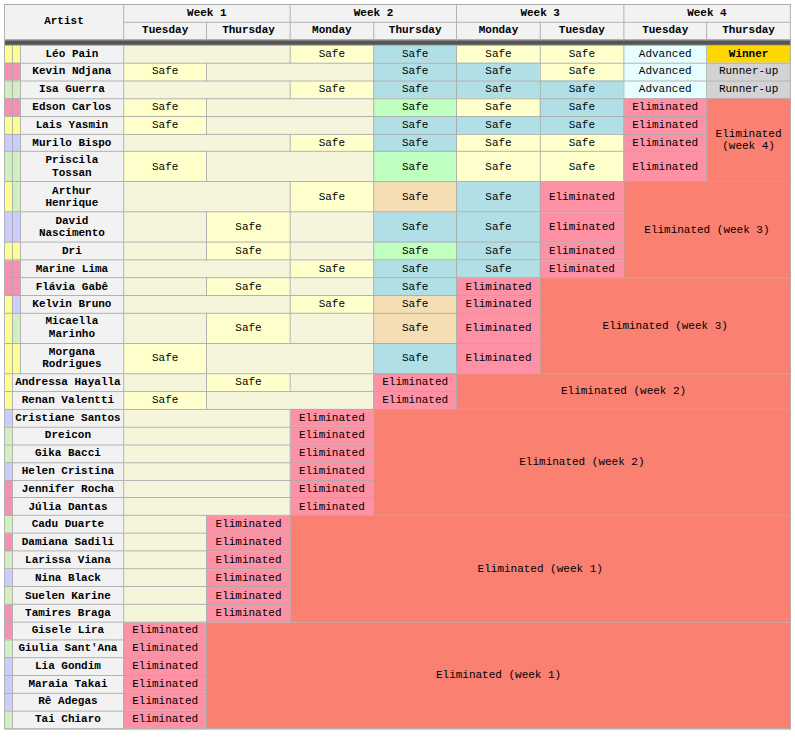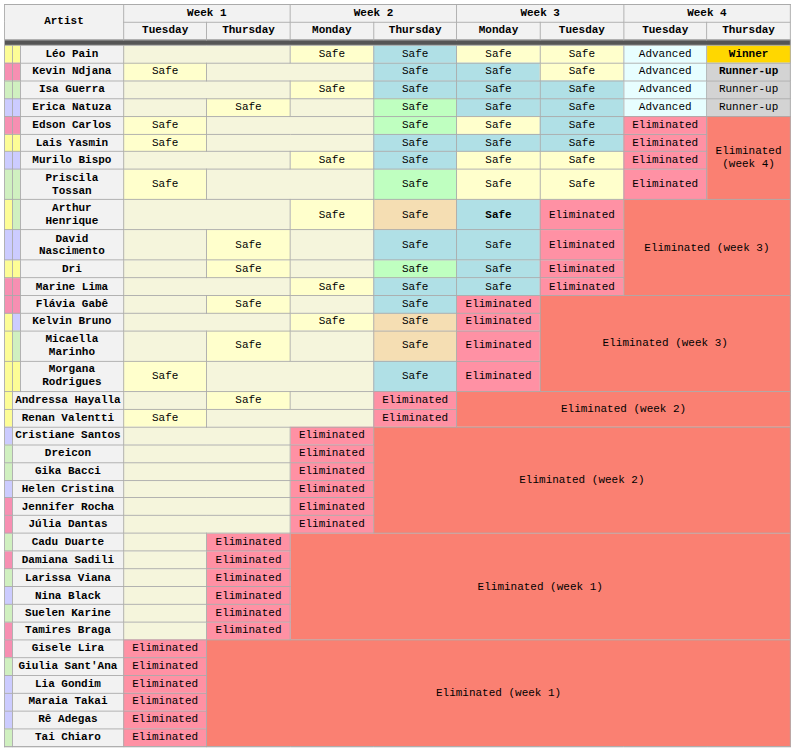(749, 72) normal -> (749, 72) bold
+ row: (16, 108)
(499, 197) normal -> (499, 215) bold
